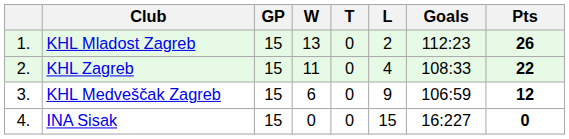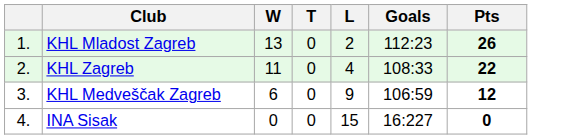- column: (273, 17)
